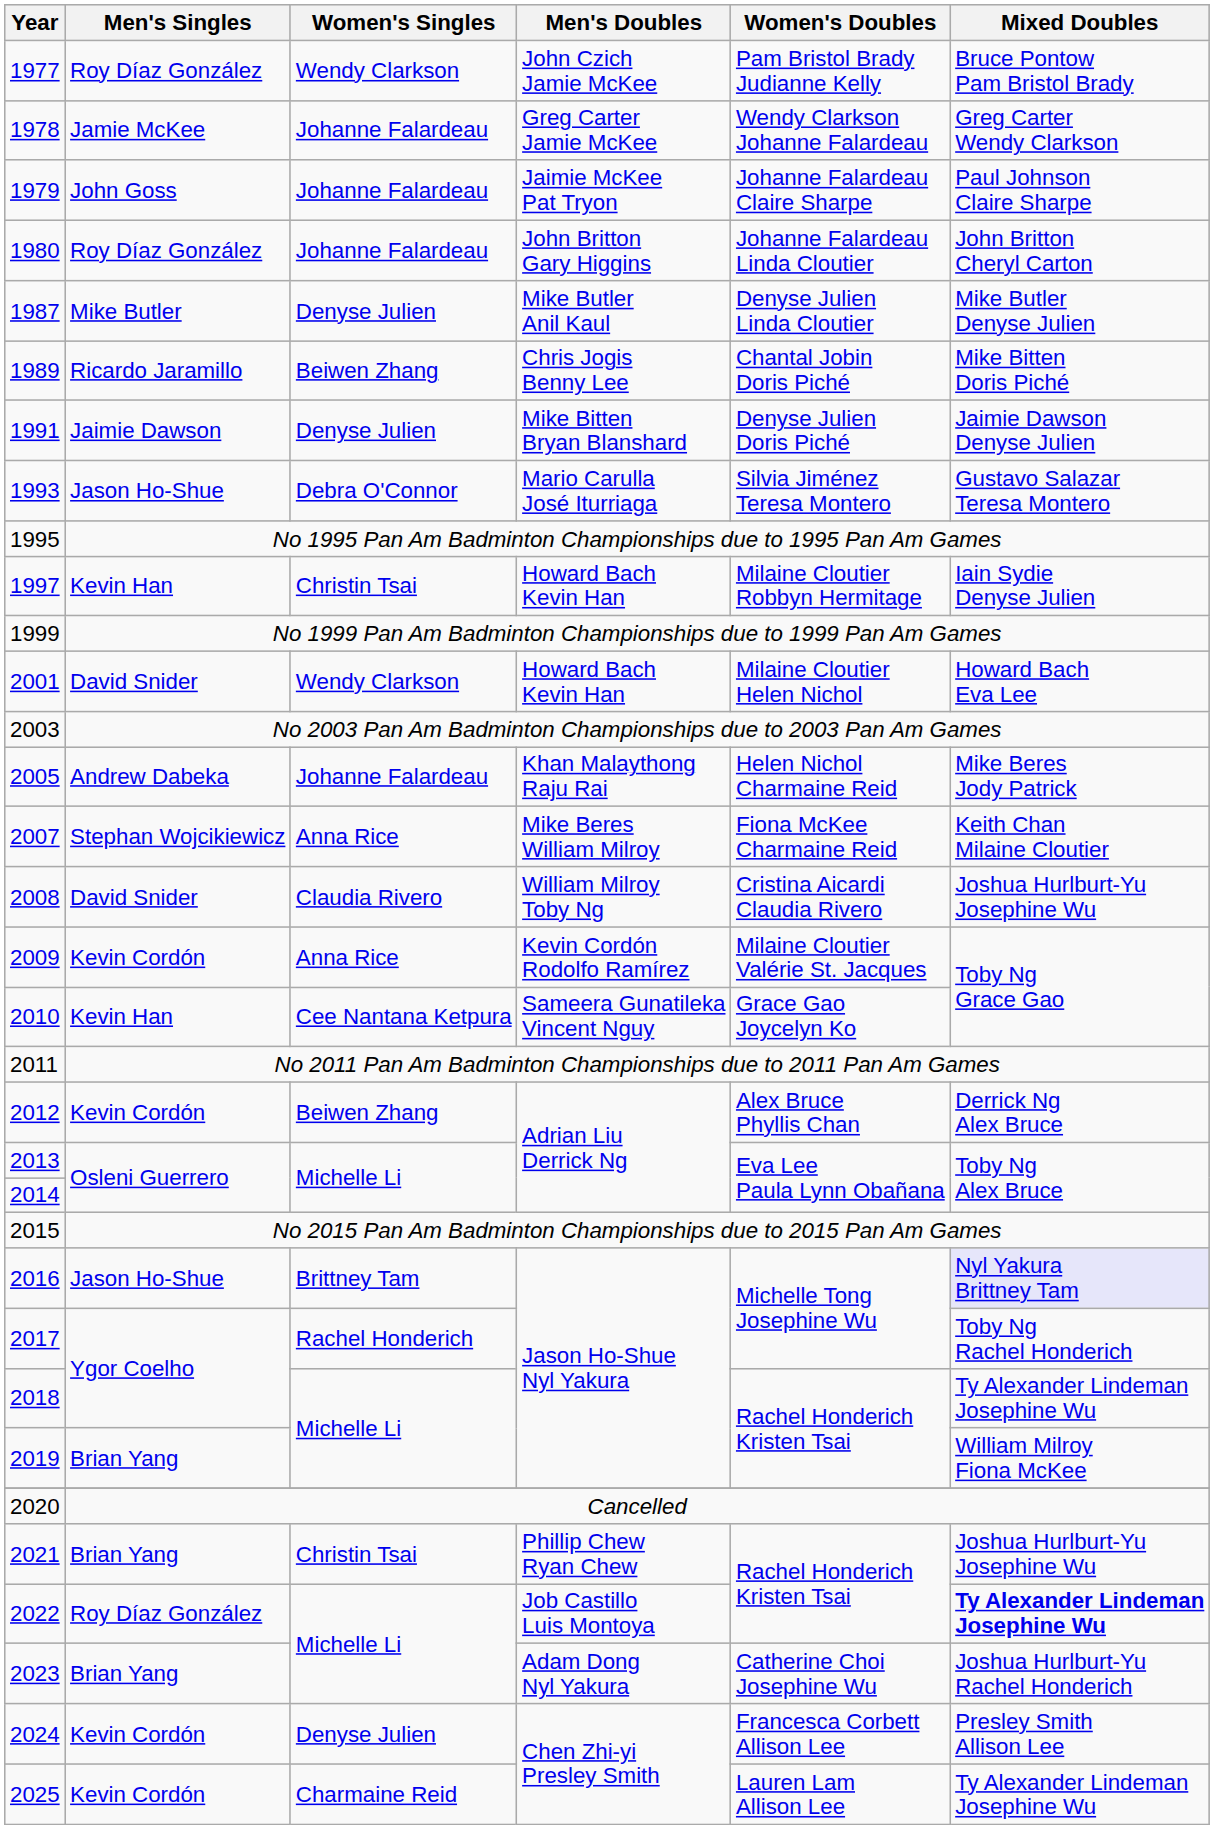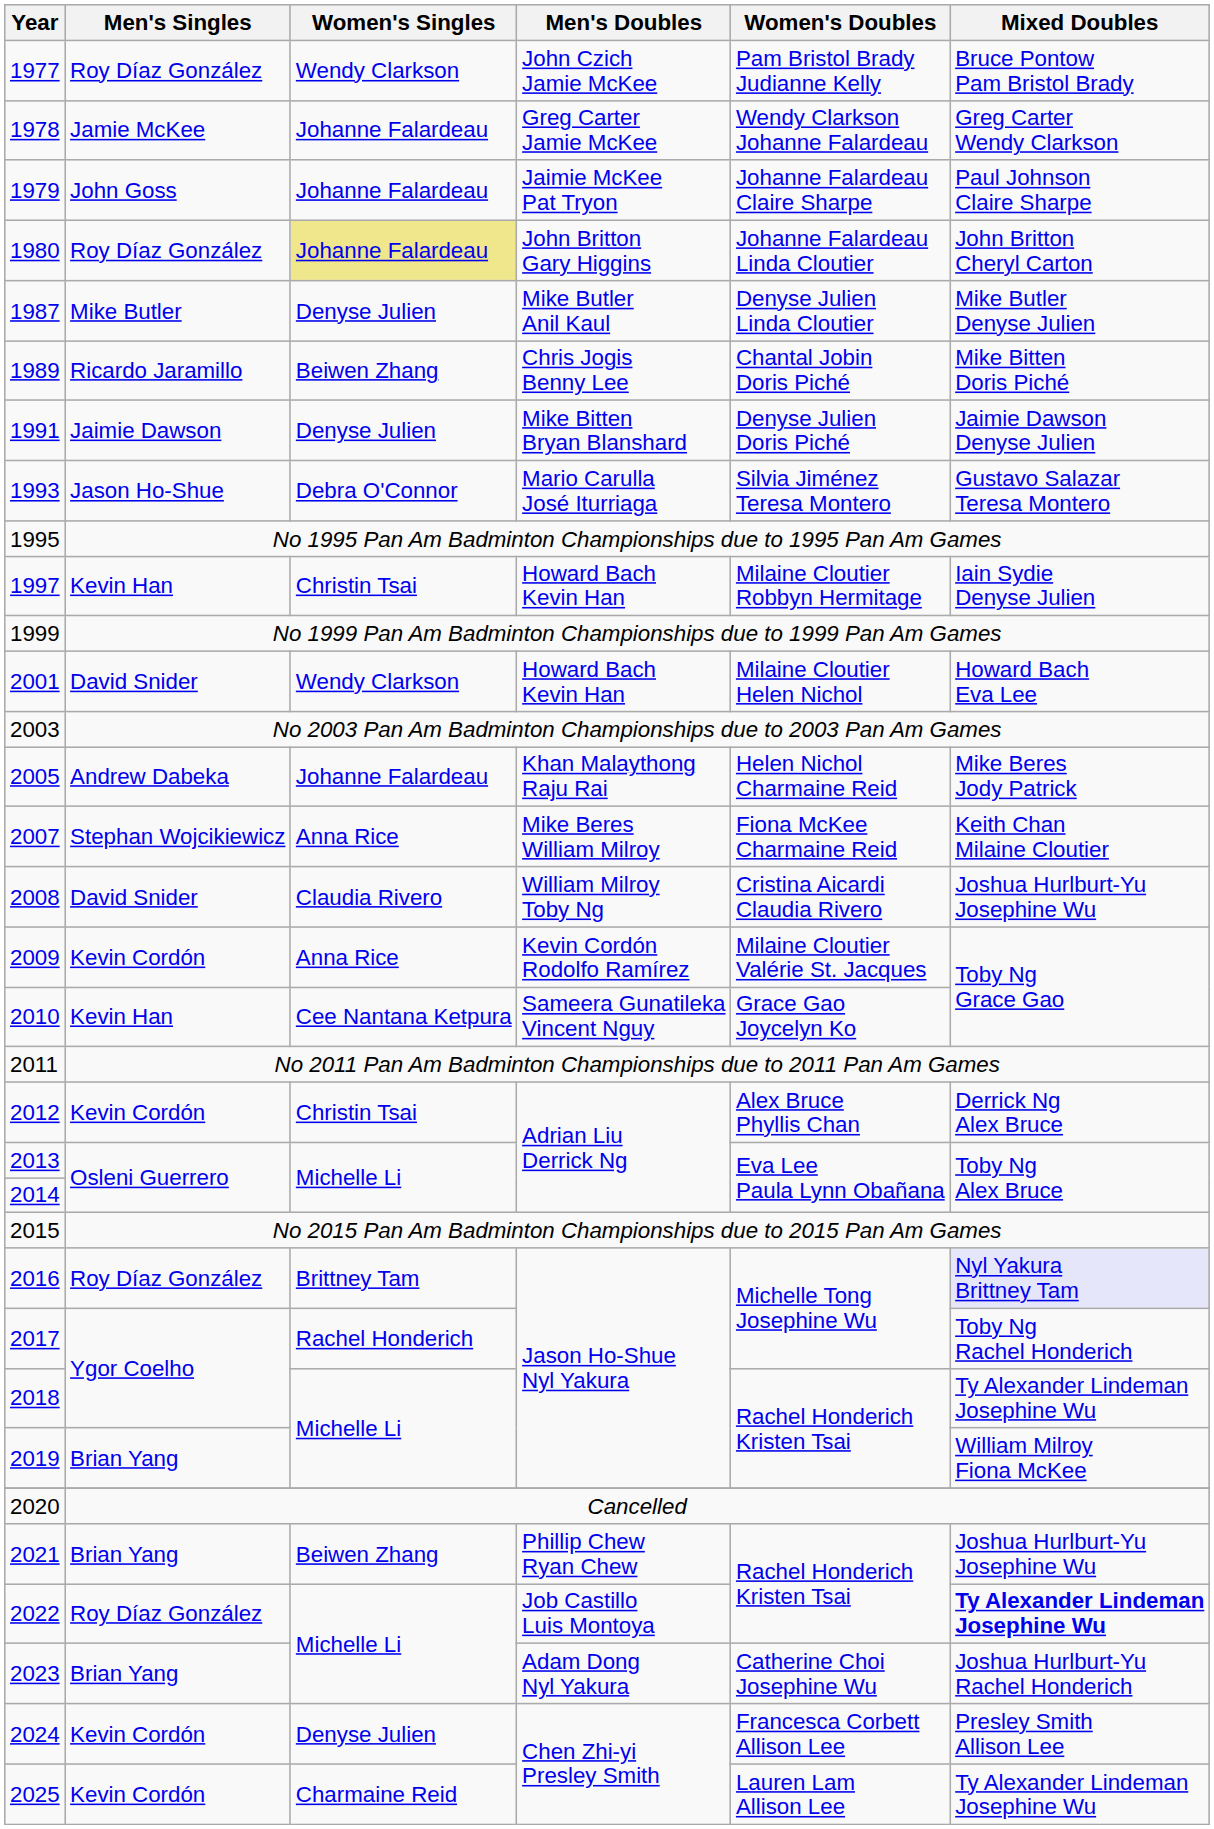(392, 251) no background -> (392, 251) khaki background
(367, 1112) Beiwen Zhang -> (356, 1112) Christin Tsai
(147, 1278) Jason Ho-Shue -> (166, 1278) Roy Díaz González
(356, 1554) Christin Tsai -> (367, 1554) Beiwen Zhang
